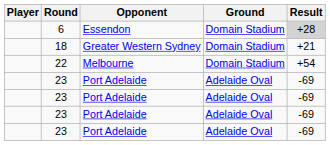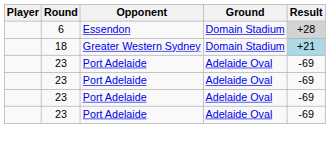(306, 47) no background -> (306, 47) lightblue background
- row: (61, 64)
